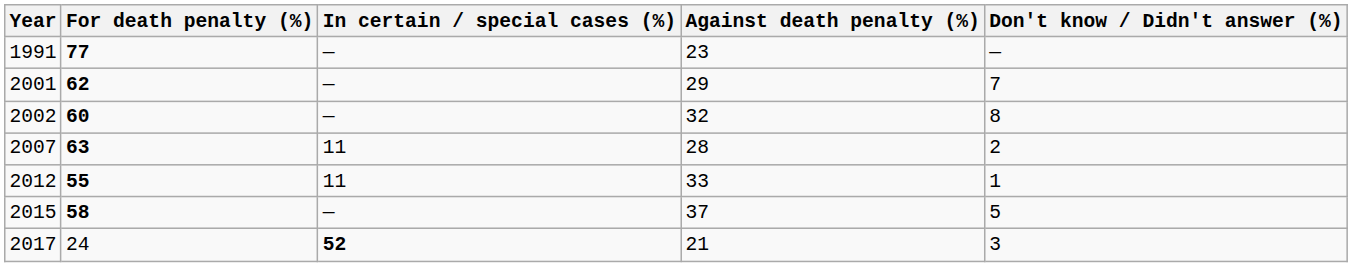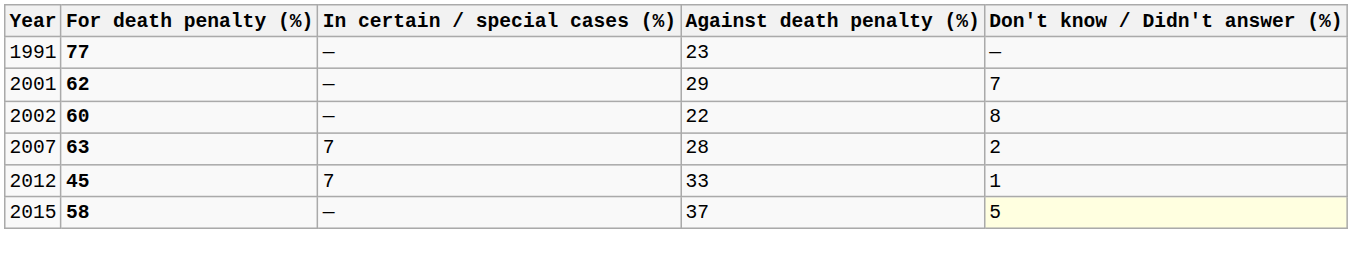(697, 117) 32 -> (697, 117) 22
(334, 149) 11 -> (329, 149) 7
(78, 181) 55 -> (78, 181) 45
(334, 181) 11 -> (329, 181) 7
(995, 213) no background -> (995, 213) lightyellow background
- row: (33, 245)
